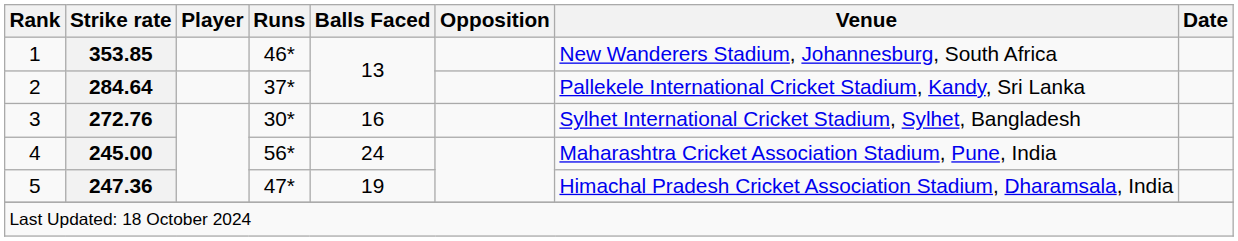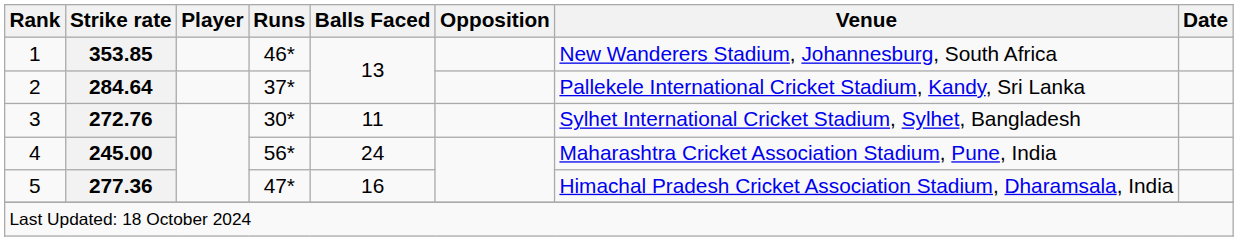(373, 119) 16 -> (373, 119) 11
(121, 185) 247.36 -> (121, 185) 277.36
(373, 185) 19 -> (373, 185) 16
